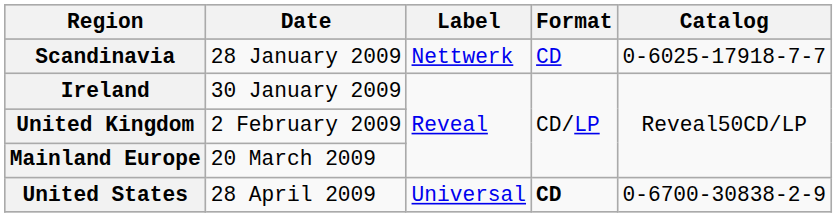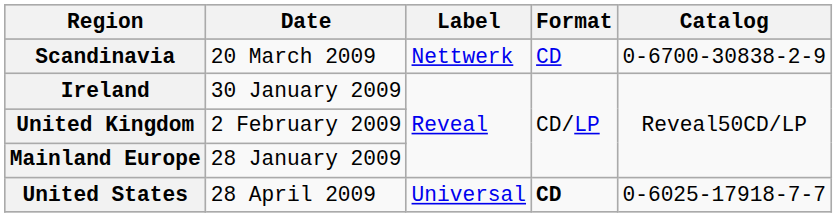(306, 57) 28 January 2009 -> (293, 57) 20 March 2009
(724, 57) 0-6025-17918-7-7 -> (724, 57) 0-6700-30838-2-9
(293, 160) 20 March 2009 -> (306, 160) 28 January 2009
(724, 195) 0-6700-30838-2-9 -> (724, 195) 0-6025-17918-7-7
